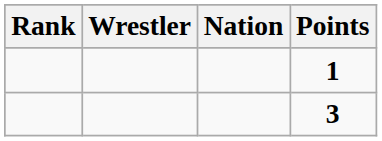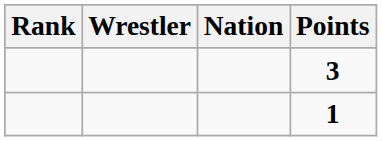rows swapped: (333, 69) <-> (333, 113)
